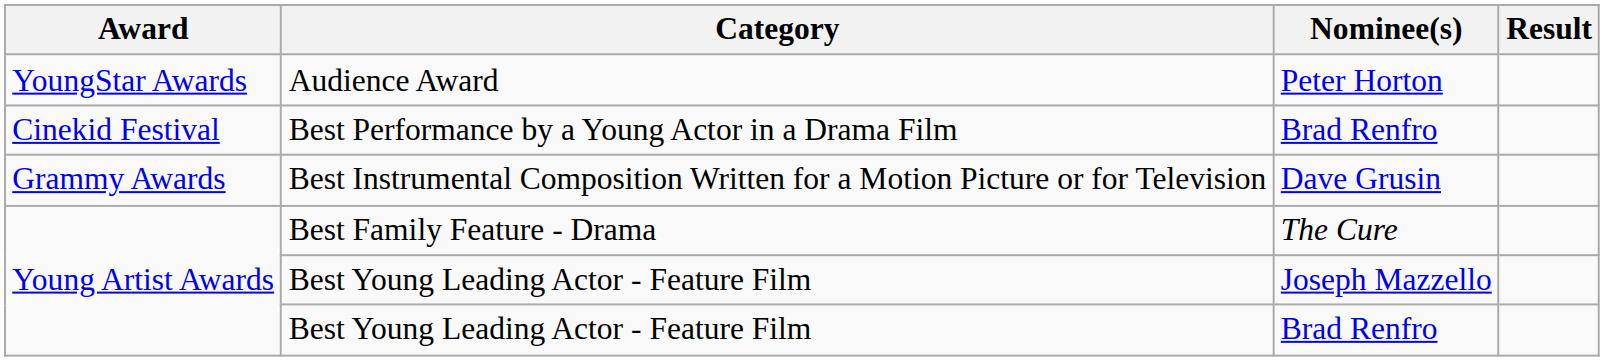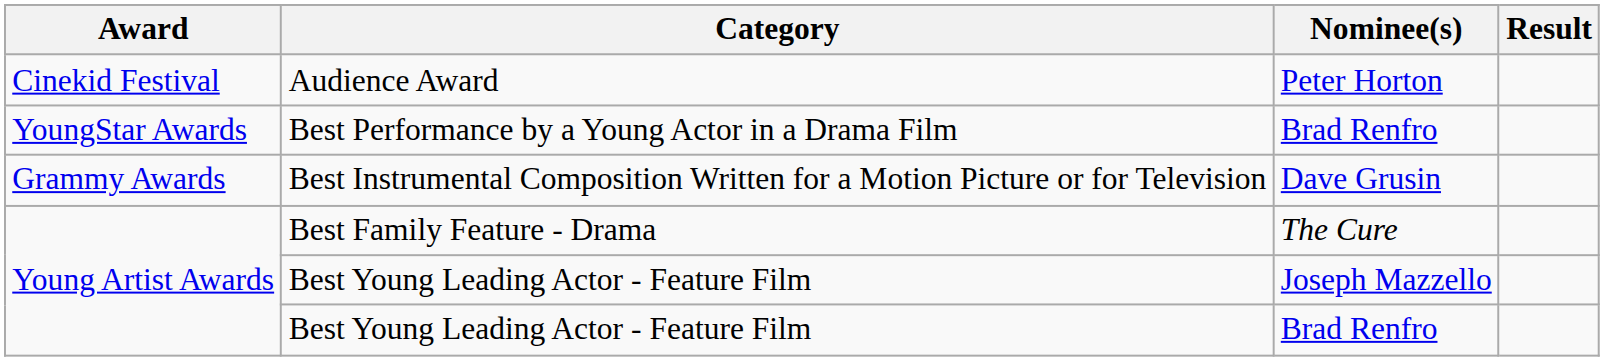(130, 79) YoungStar Awards -> (116, 79) Cinekid Festival
(116, 129) Cinekid Festival -> (130, 129) YoungStar Awards
